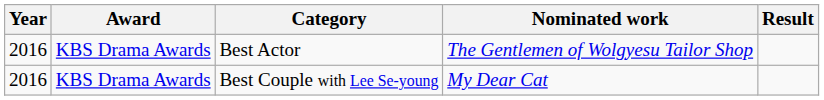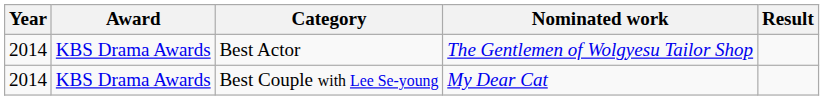(28, 49) 2016 -> (28, 49) 2014
(28, 79) 2016 -> (28, 79) 2014
